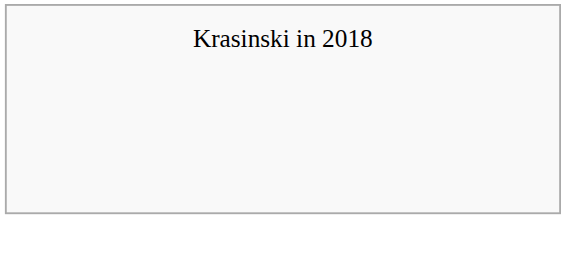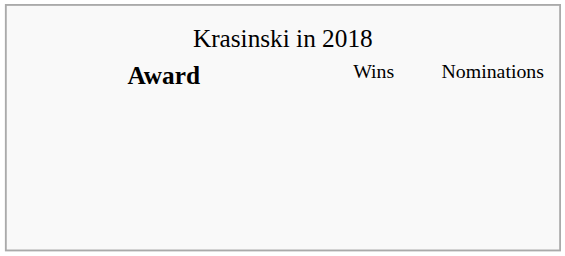+ row: (164, 75)
